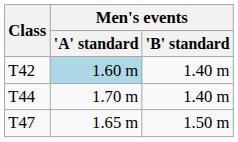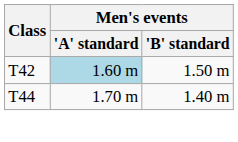(206, 70) 1.40 m -> (206, 70) 1.50 m
- row: (22, 122)
